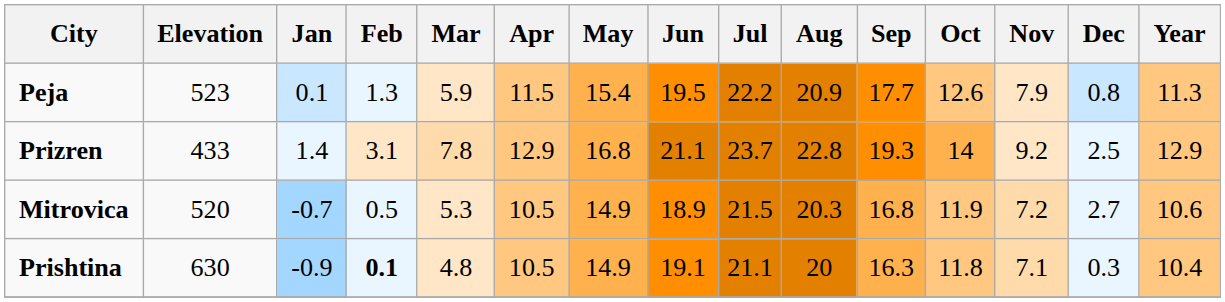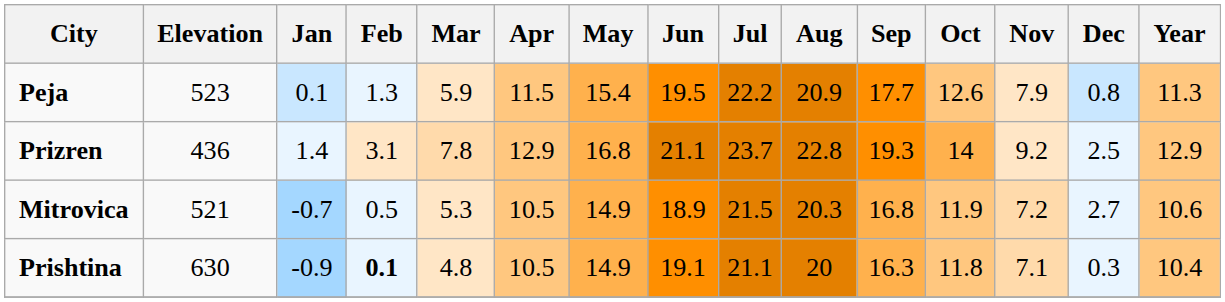(210, 150) 433 -> (210, 150) 436
(210, 209) 520 -> (210, 209) 521
